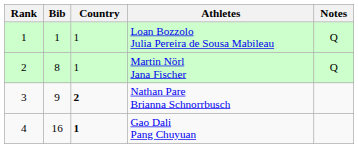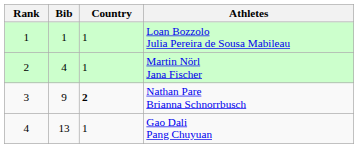- column: (334, 13)
(57, 67) 8 -> (64, 67) 4
(57, 128) 16 -> (64, 128) 13
(76, 128) bold -> (85, 128) normal
